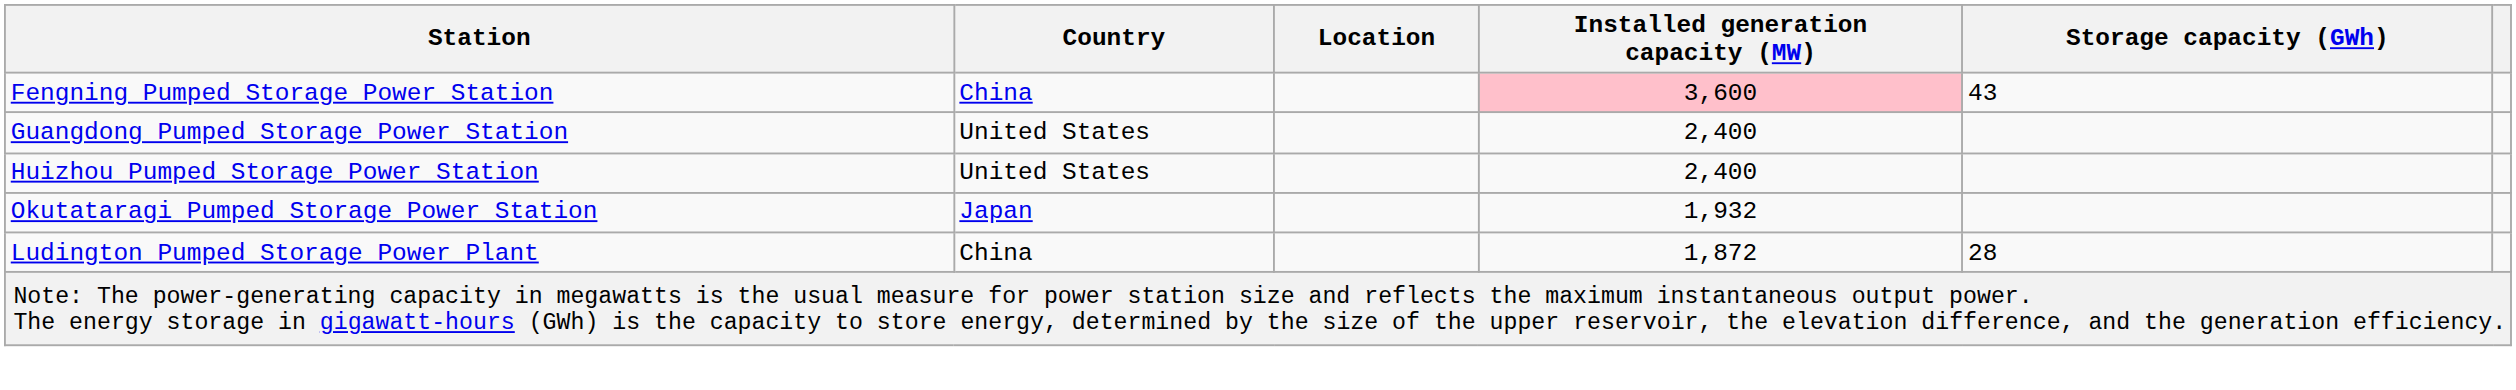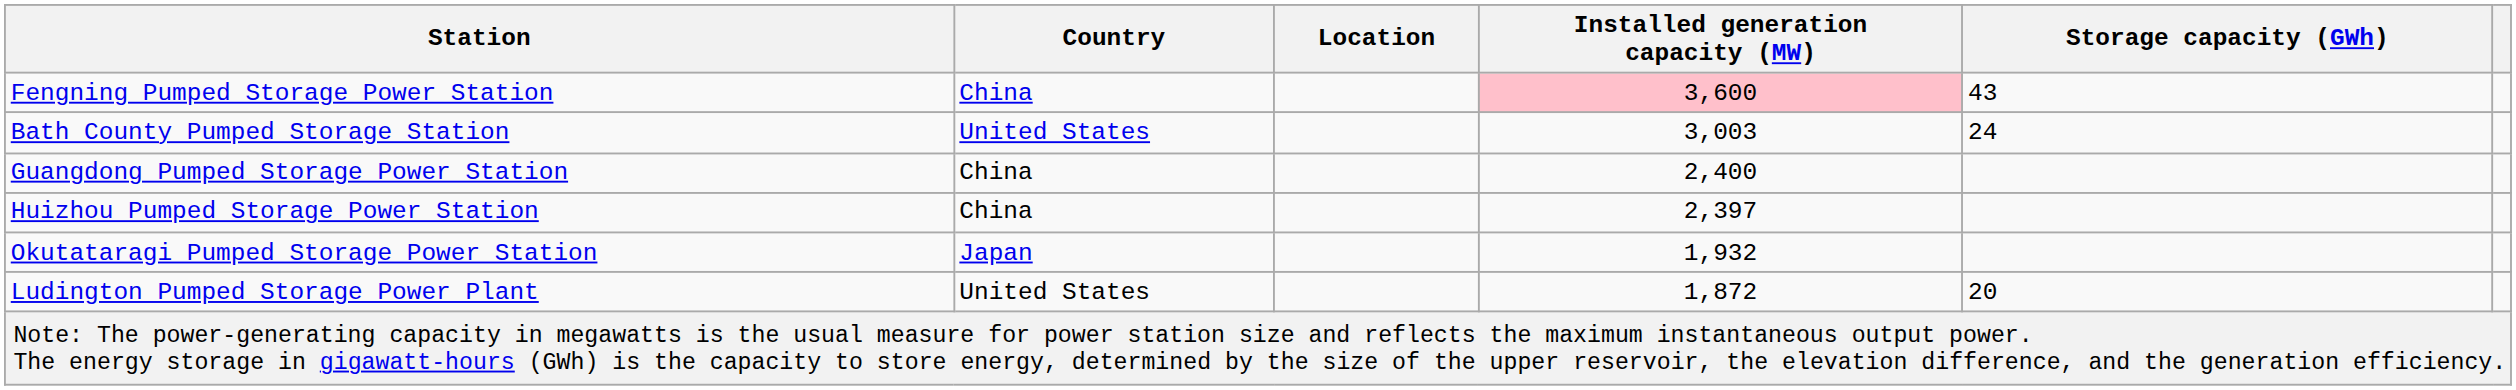+ row: (260, 133)
(1055, 133) United States -> (996, 173) China
(1055, 173) United States -> (996, 212) China
(1721, 173) 2,400 -> (1721, 212) 2,397
(996, 252) China -> (1055, 292) United States
(1983, 252) 28 -> (1983, 292) 20
